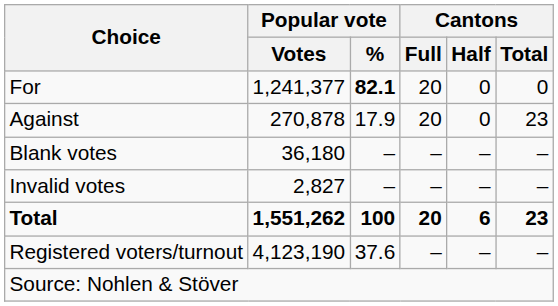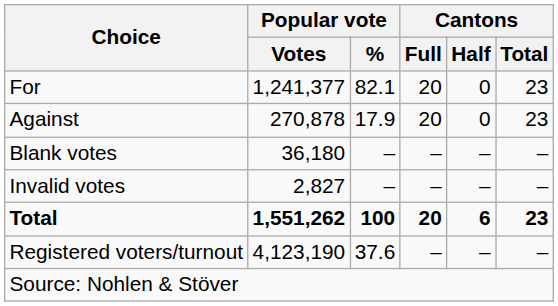(375, 86) bold -> (375, 86) normal
(543, 86) 0 -> (537, 86) 23
